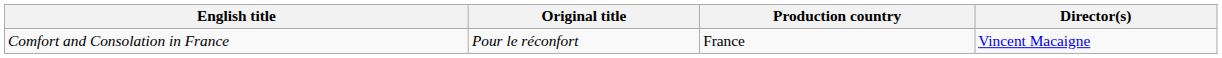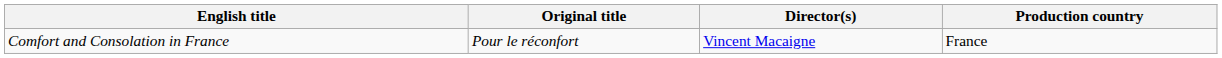columns swapped: (1096, 16) <-> (837, 16)
